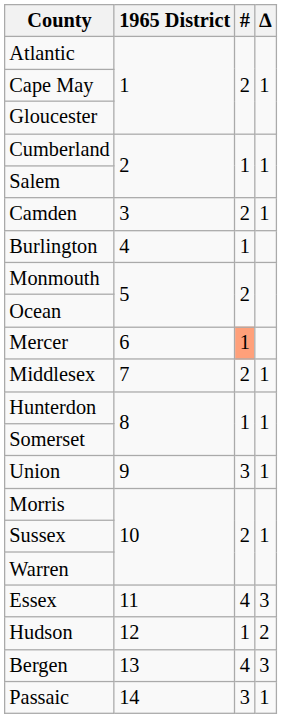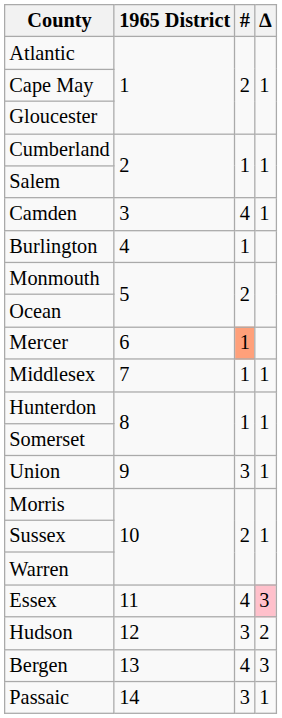(245, 213) 2 -> (245, 213) 4
(245, 375) 2 -> (245, 375) 1
(264, 600) no background -> (264, 600) pink background
(245, 632) 1 -> (245, 632) 3
